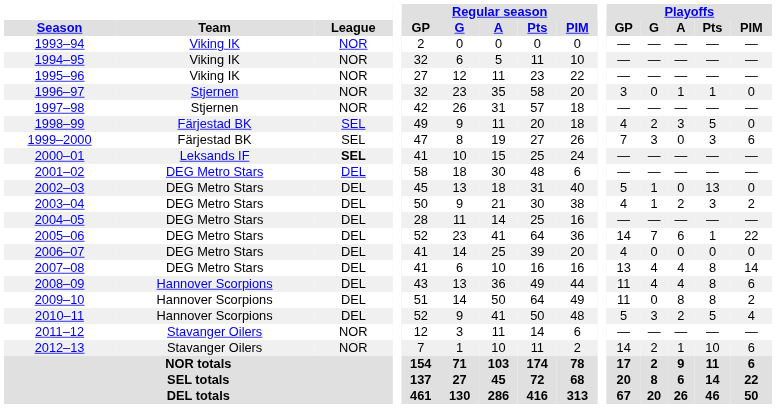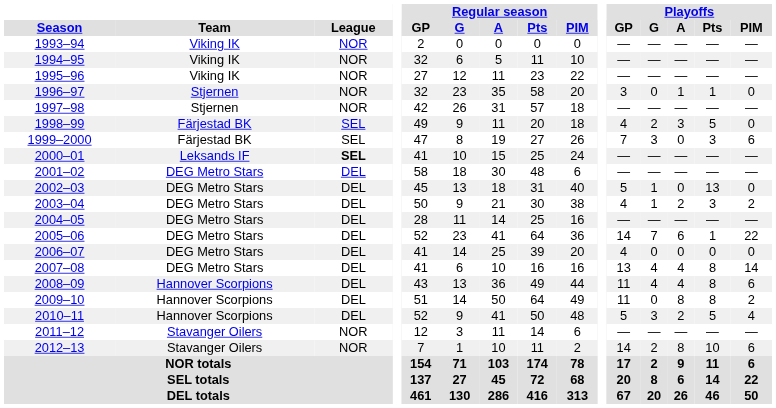(681, 348) 1 -> (681, 348) 8
